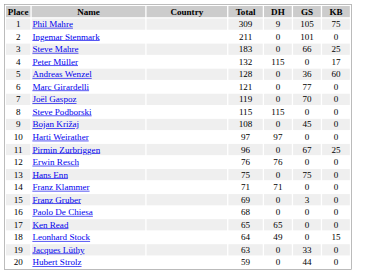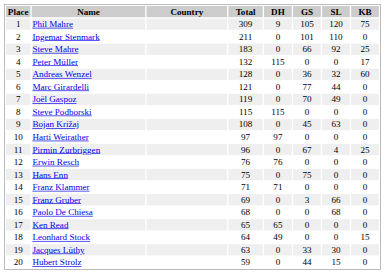+ column: (336, 12)
